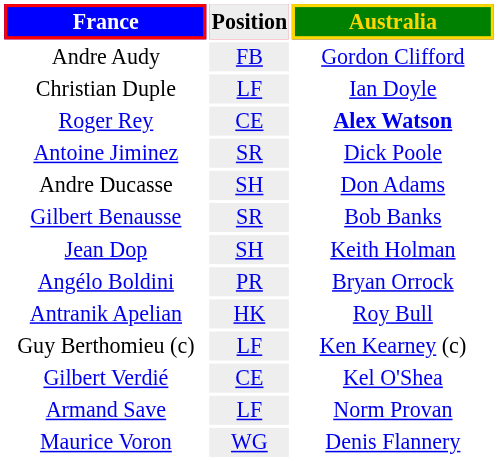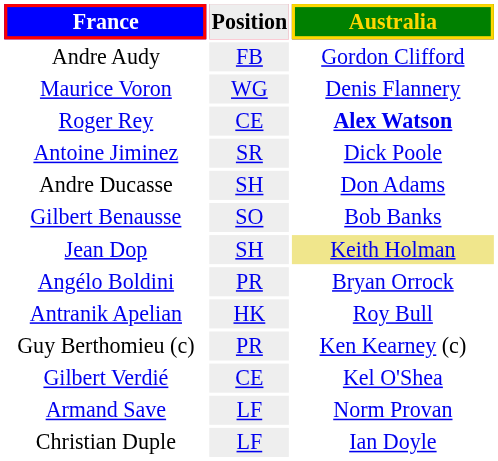rows swapped: (106, 442) <-> (106, 88)
(249, 217) SR -> (249, 217) SO
(393, 249) no background -> (393, 249) khaki background
(249, 345) LF -> (249, 345) PR
